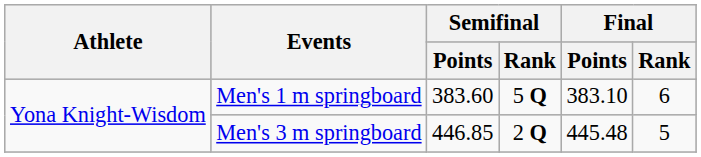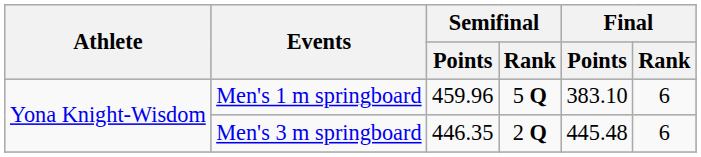(463, 96) 383.60 -> (463, 96) 459.96
(463, 133) 446.85 -> (463, 133) 446.35
(664, 133) 5 -> (664, 133) 6
